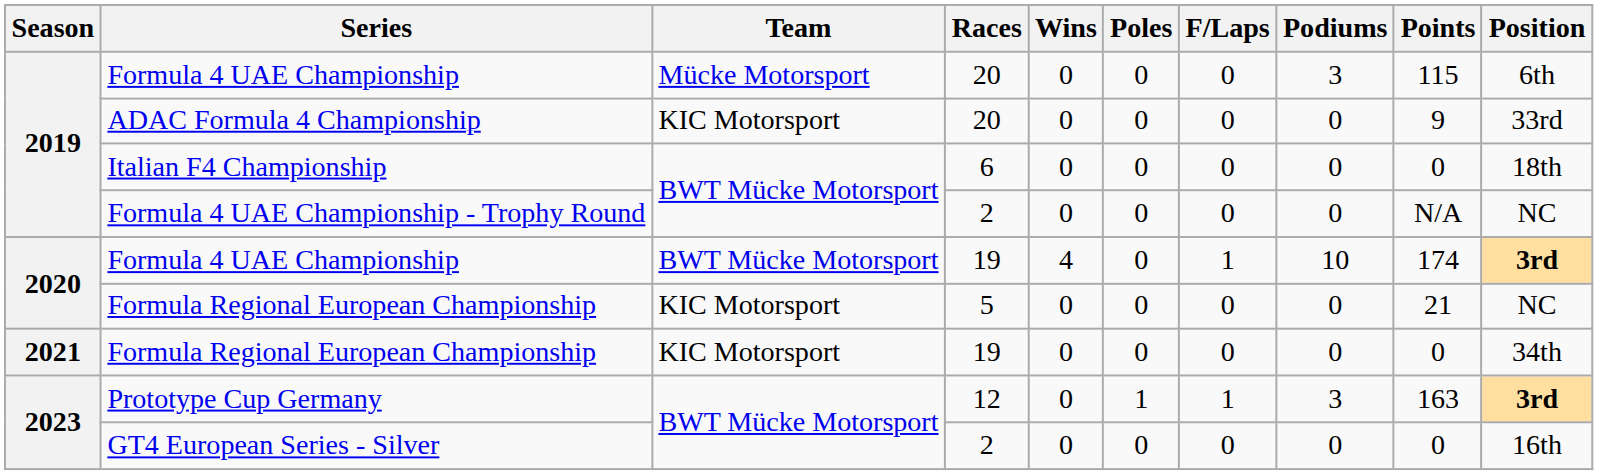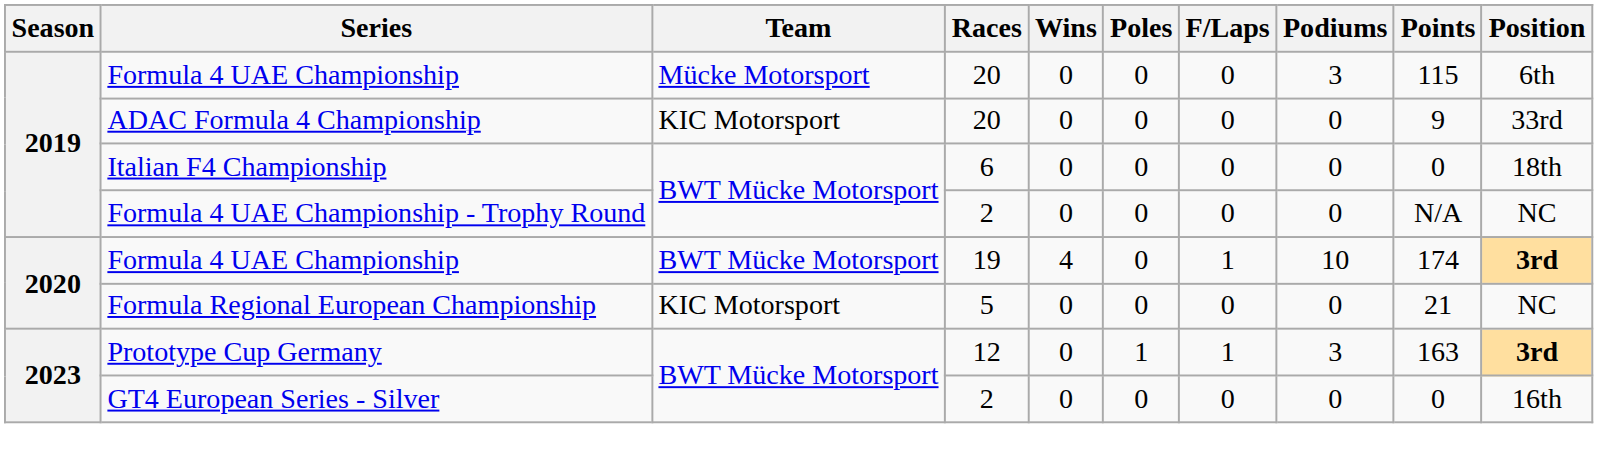- row: (352, 352)
